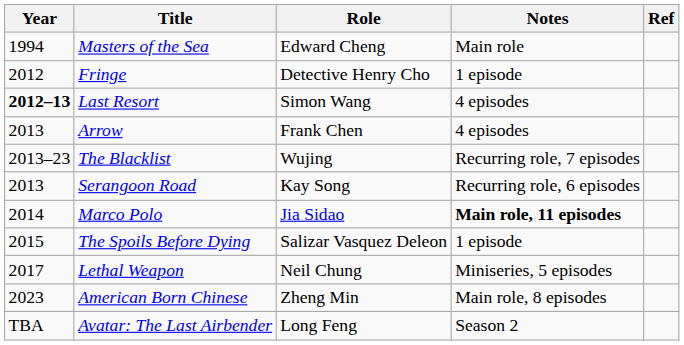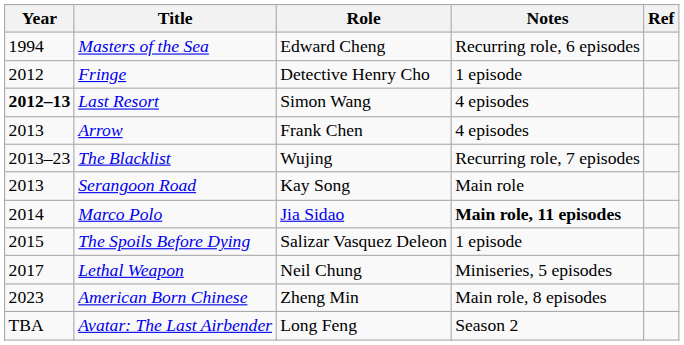(490, 46) Main role -> (548, 46) Recurring role, 6 episodes
(548, 185) Recurring role, 6 episodes -> (490, 185) Main role
